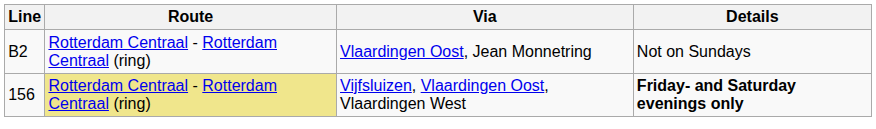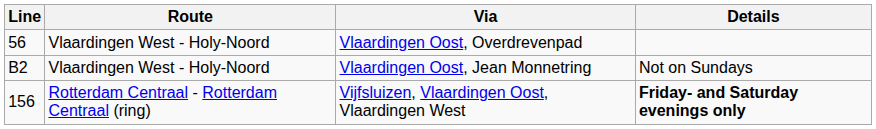+ row: (461, 42)
(163, 51) Rotterdam Centraal - Rotterdam Centraal (ring) -> (159, 67) Vlaardingen West - Holy-Noord
(163, 94) khaki background -> (163, 102) no background
